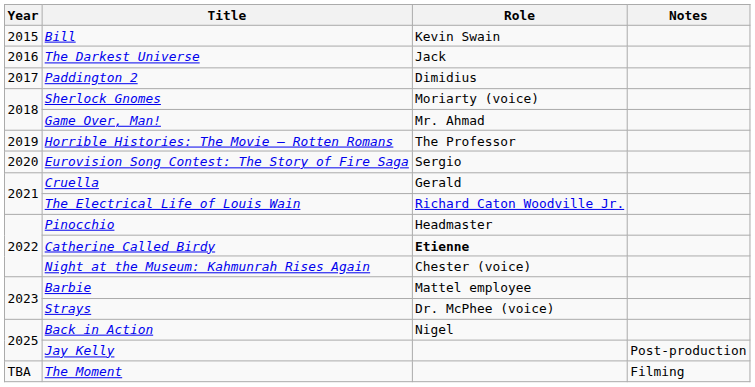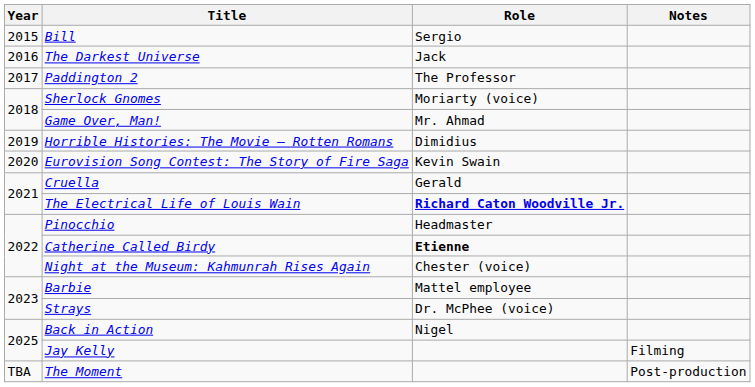(458, 36) Kevin Swain -> (438, 36) Sergio
(446, 78) Dimidius -> (465, 78) The Professor
(465, 141) The Professor -> (446, 141) Dimidius
(438, 162) Sergio -> (458, 162) Kevin Swain
(520, 204) normal -> (520, 204) bold
(688, 351) Post-production -> (657, 351) Filming
(657, 372) Filming -> (688, 372) Post-production
